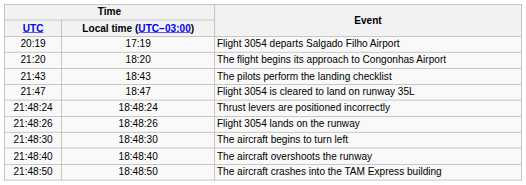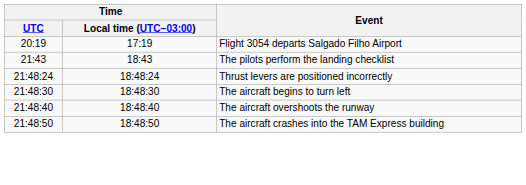- row: (331, 60)
- row: (316, 92)
- row: (288, 124)
